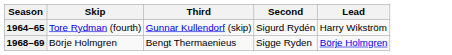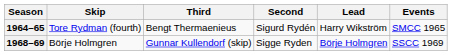+ column: (419, 12)
(199, 27) Gunnar Kullendorf (skip) -> (191, 27) Bengt Thermaenieus
(191, 43) Bengt Thermaenieus -> (199, 43) Gunnar Kullendorf (skip)
